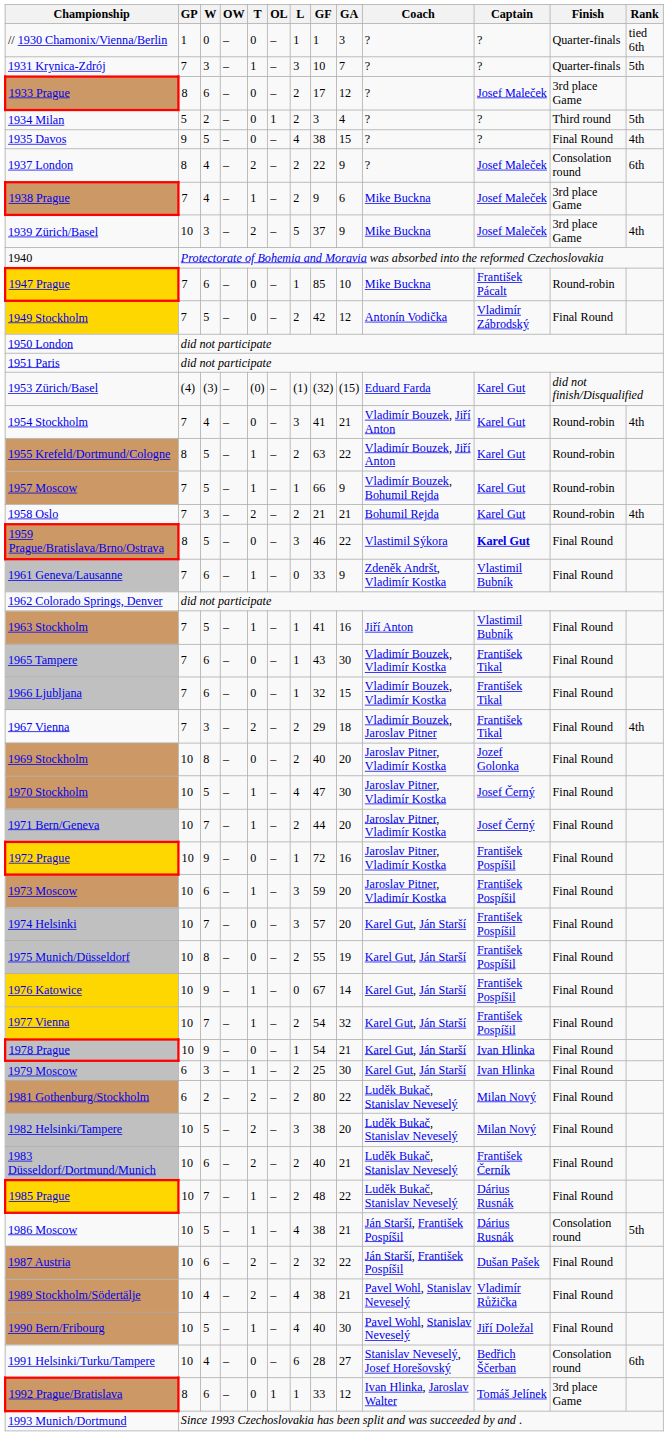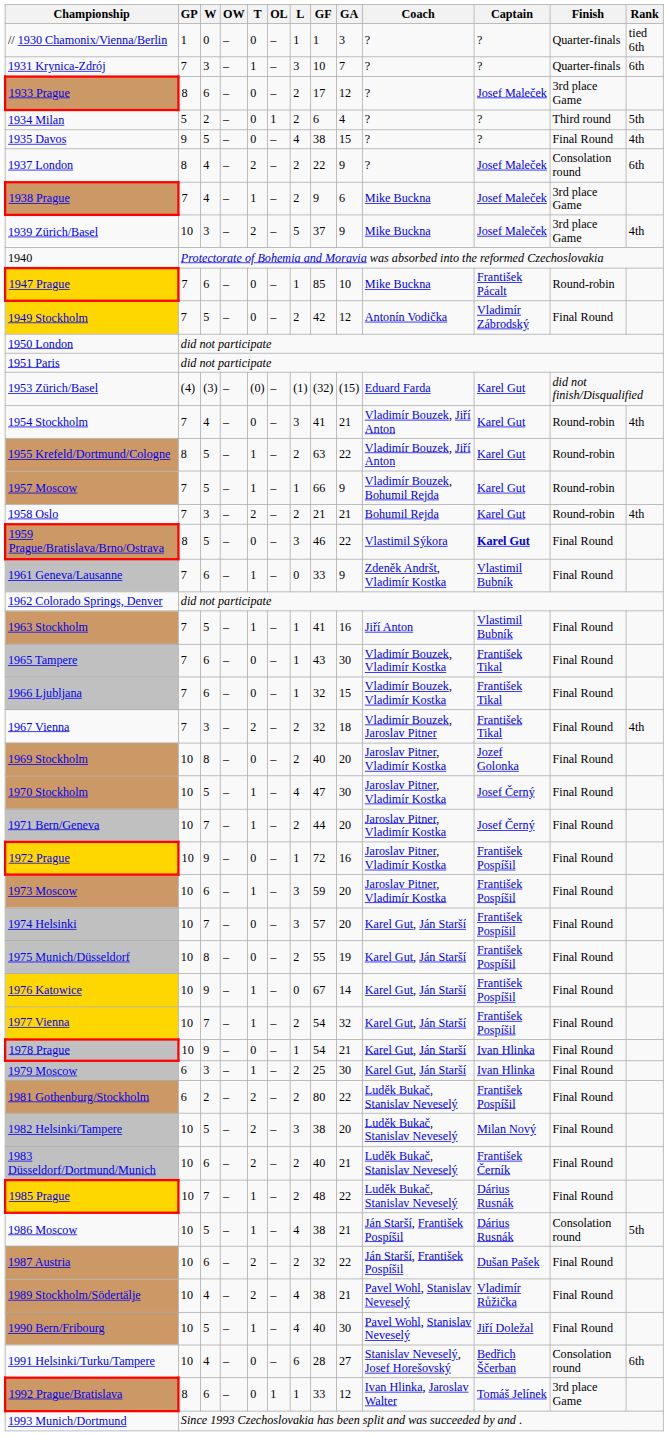(637, 66) 5th -> (637, 66) 6th
(316, 119) 3 -> (316, 119) 6
(319, 726) 29 -> (319, 726) 32
(507, 1097) Milan Nový -> (500, 1097) František Pospíšil
